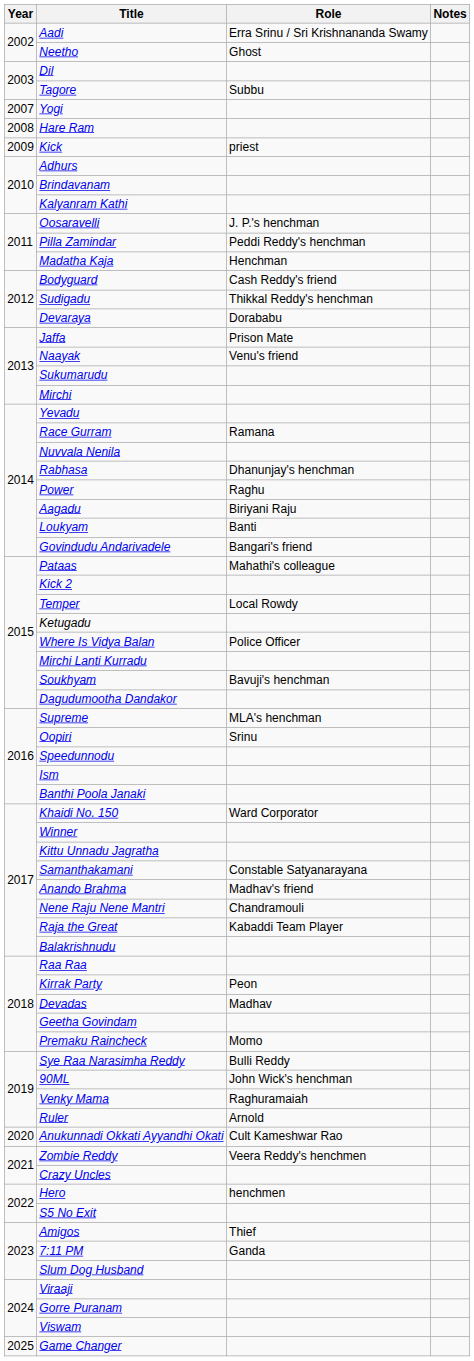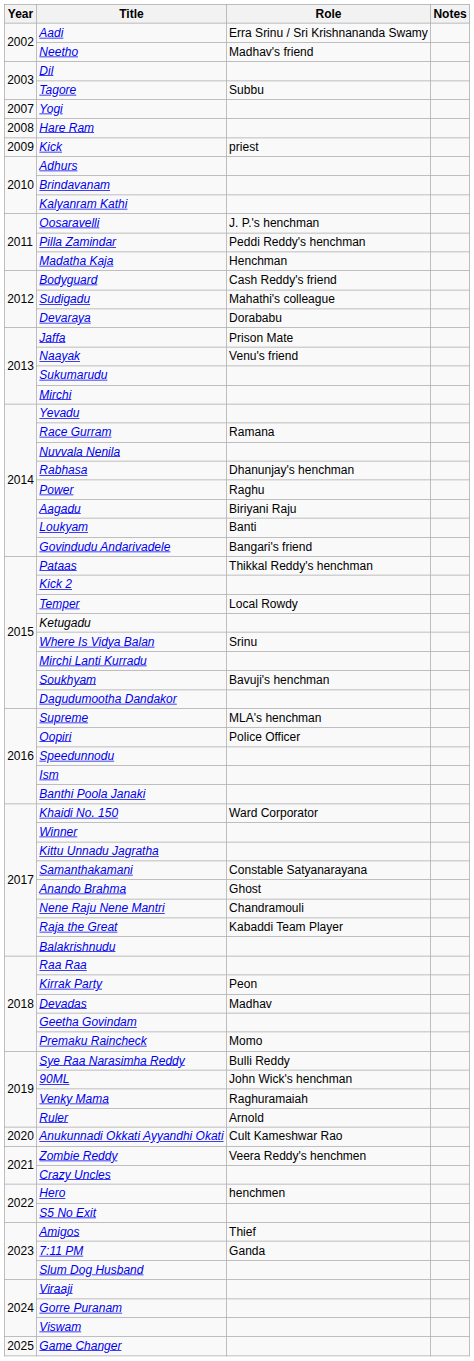(245, 52) Ghost -> (271, 52) Madhav's friend
(301, 299) Thikkal Reddy's henchman -> (282, 299) Mahathi's colleague
(282, 565) Mahathi's colleague -> (301, 565) Thikkal Reddy's henchman
(265, 642) Police Officer -> (243, 642) Srinu
(243, 737) Srinu -> (265, 737) Police Officer
(271, 889) Madhav's friend -> (245, 889) Ghost
